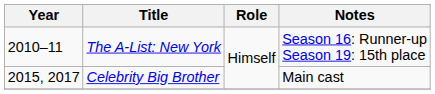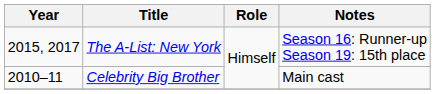(35, 46) 2010–11 -> (44, 46) 2015, 2017
(44, 77) 2015, 2017 -> (35, 77) 2010–11
